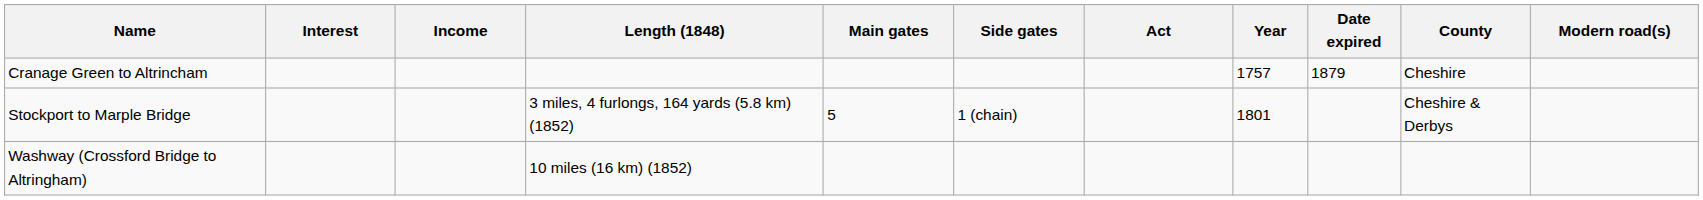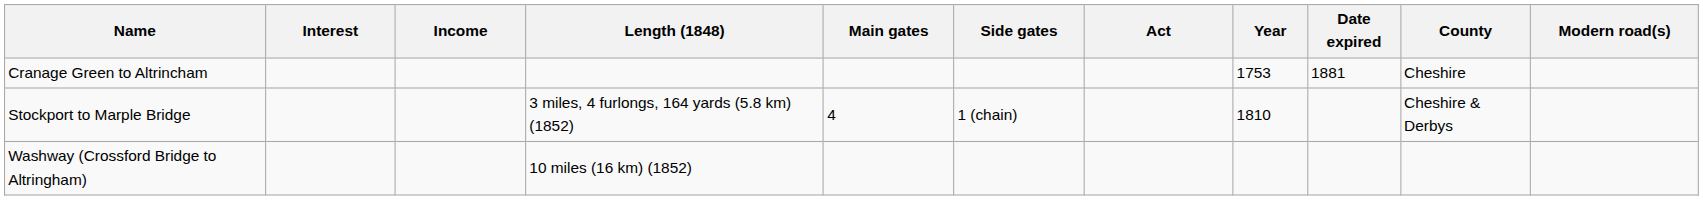(1254, 73) 1757 -> (1254, 73) 1753
(1328, 73) 1879 -> (1328, 73) 1881
(831, 115) 5 -> (831, 115) 4
(1254, 115) 1801 -> (1254, 115) 1810
